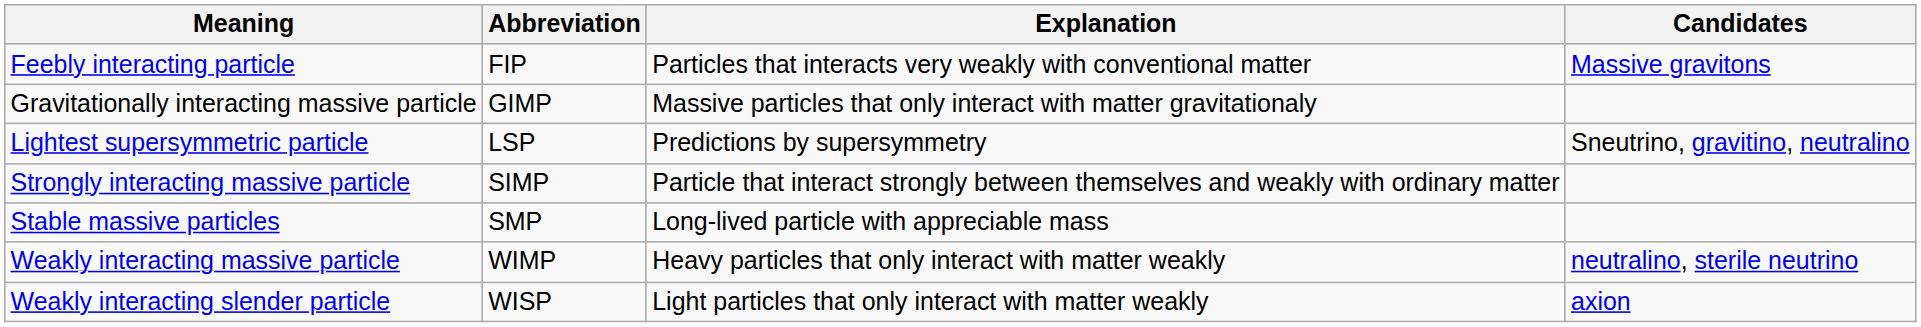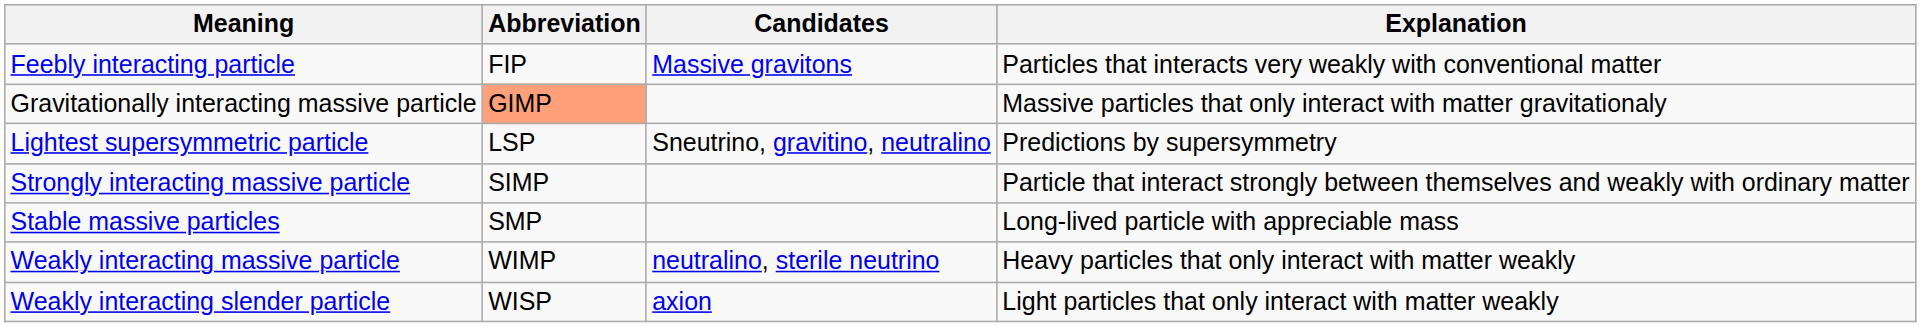columns swapped: (1106, 24) <-> (1740, 24)
(520, 103) no background -> (520, 103) lightsalmon background
